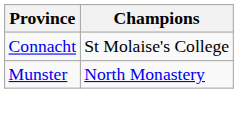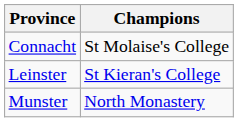+ row: (37, 74)
